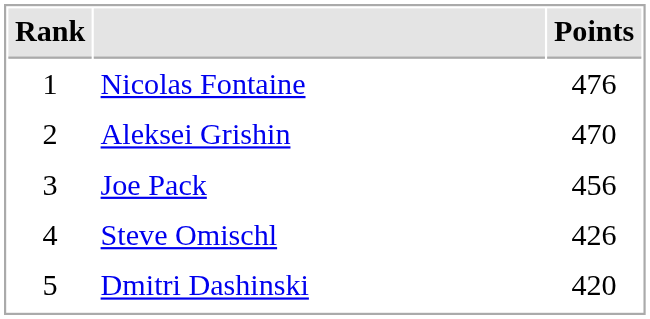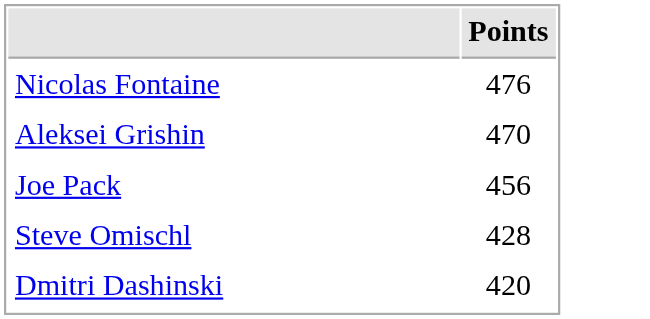- column: (50, 31)
(594, 235) 426 -> (508, 235) 428
